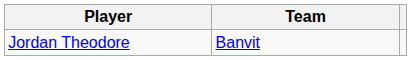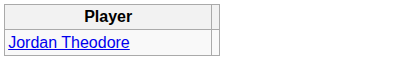- column: (306, 17)
